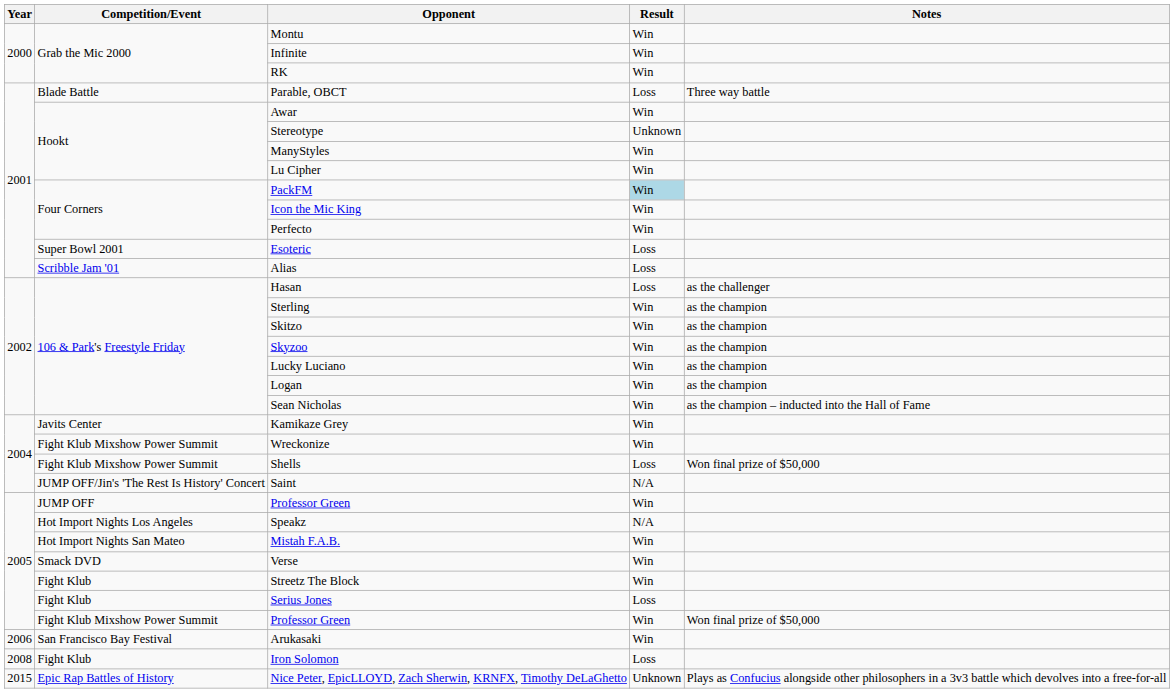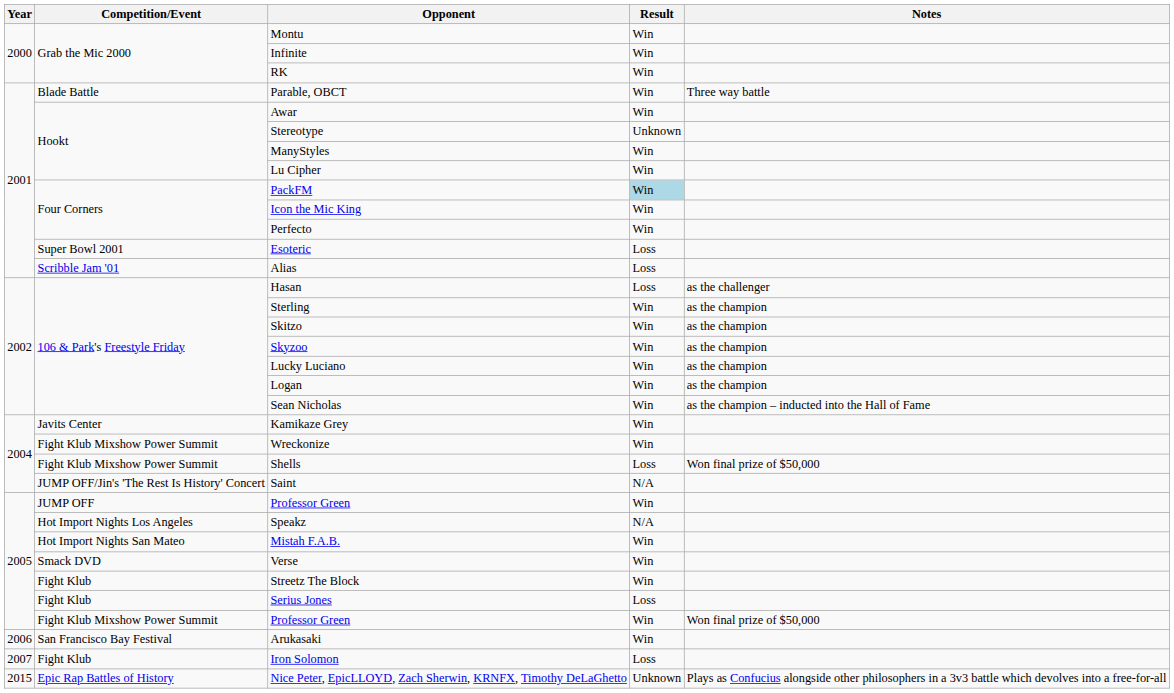(644, 92) Loss -> (643, 92) Win
(20, 659) 2008 -> (20, 659) 2007
